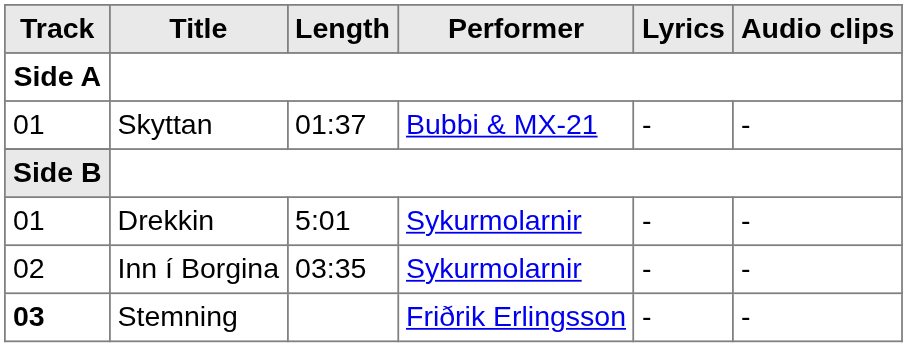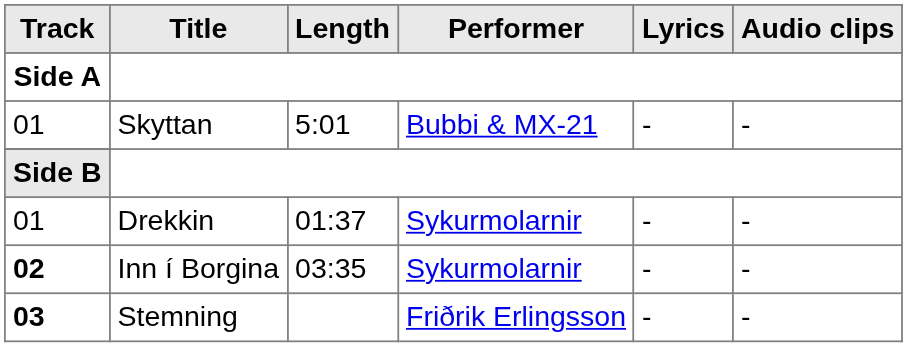(331, 124) 01:37 -> (323, 124) 5:01
(323, 220) 5:01 -> (331, 220) 01:37
(29, 268) normal -> (29, 268) bold
